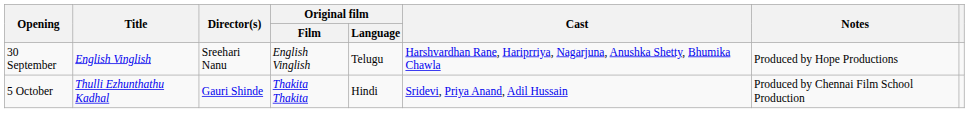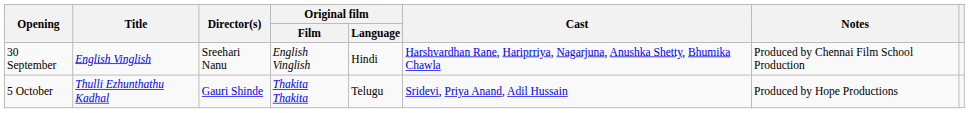(367, 59) Telugu -> (364, 59) Hindi
(826, 59) Produced by Hope Productions -> (834, 59) Produced by Chennai Film School Production
(364, 91) Hindi -> (367, 91) Telugu
(834, 91) Produced by Chennai Film School Production -> (826, 91) Produced by Hope Productions
